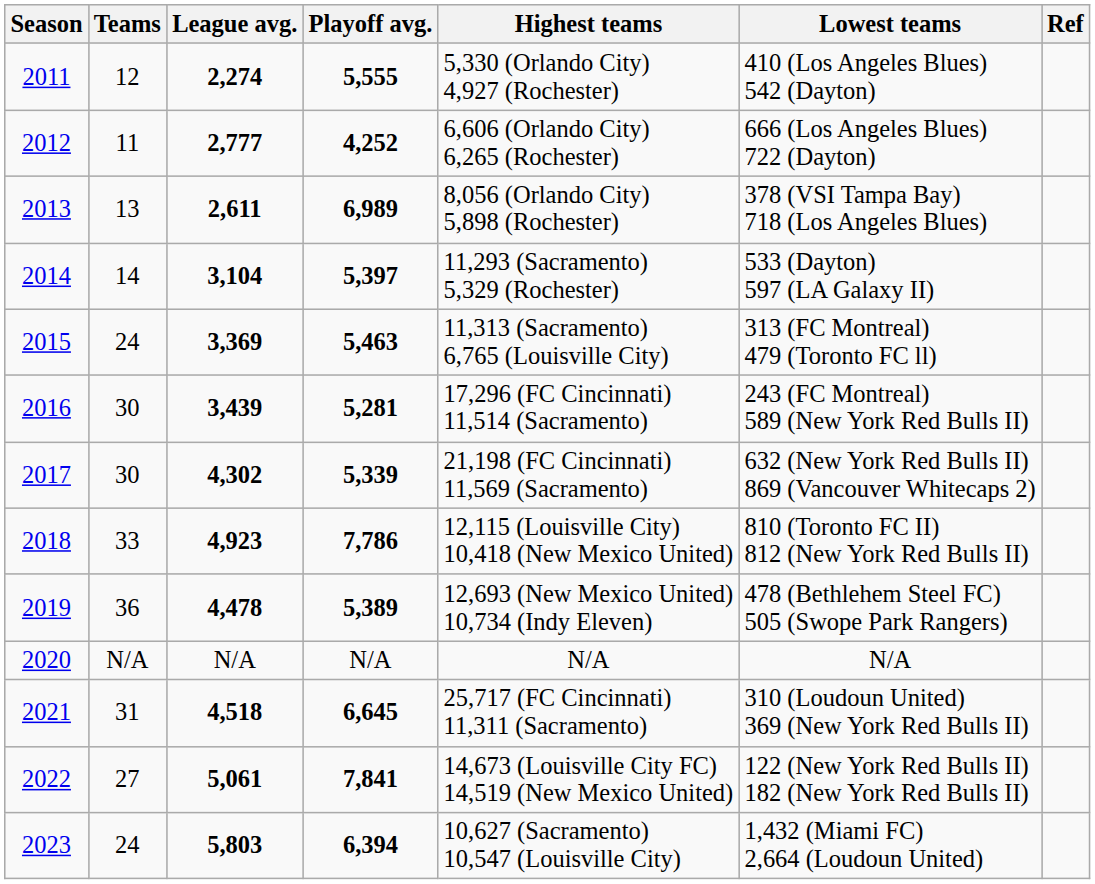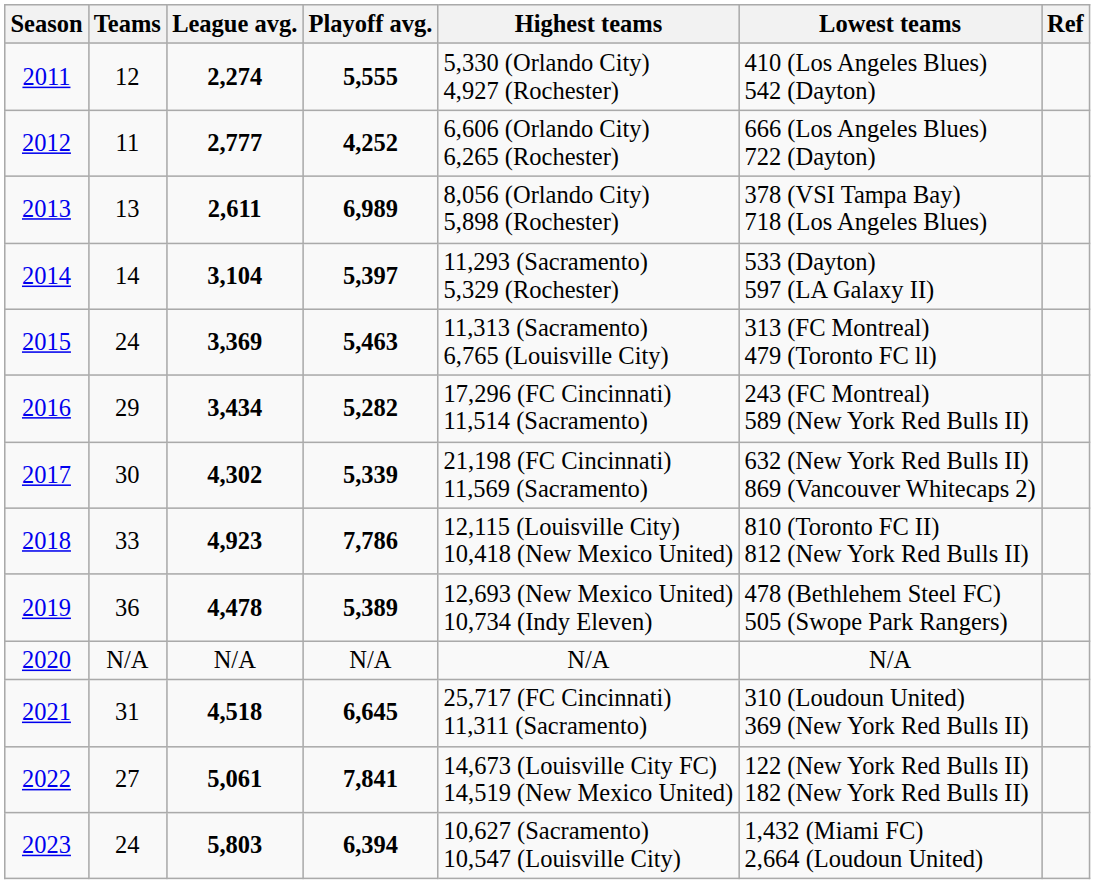(127, 408) 30 -> (127, 408) 29
(235, 408) 3,439 -> (235, 408) 3,434
(370, 408) 5,281 -> (370, 408) 5,282
